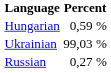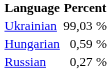rows swapped: (31, 44) <-> (32, 25)
